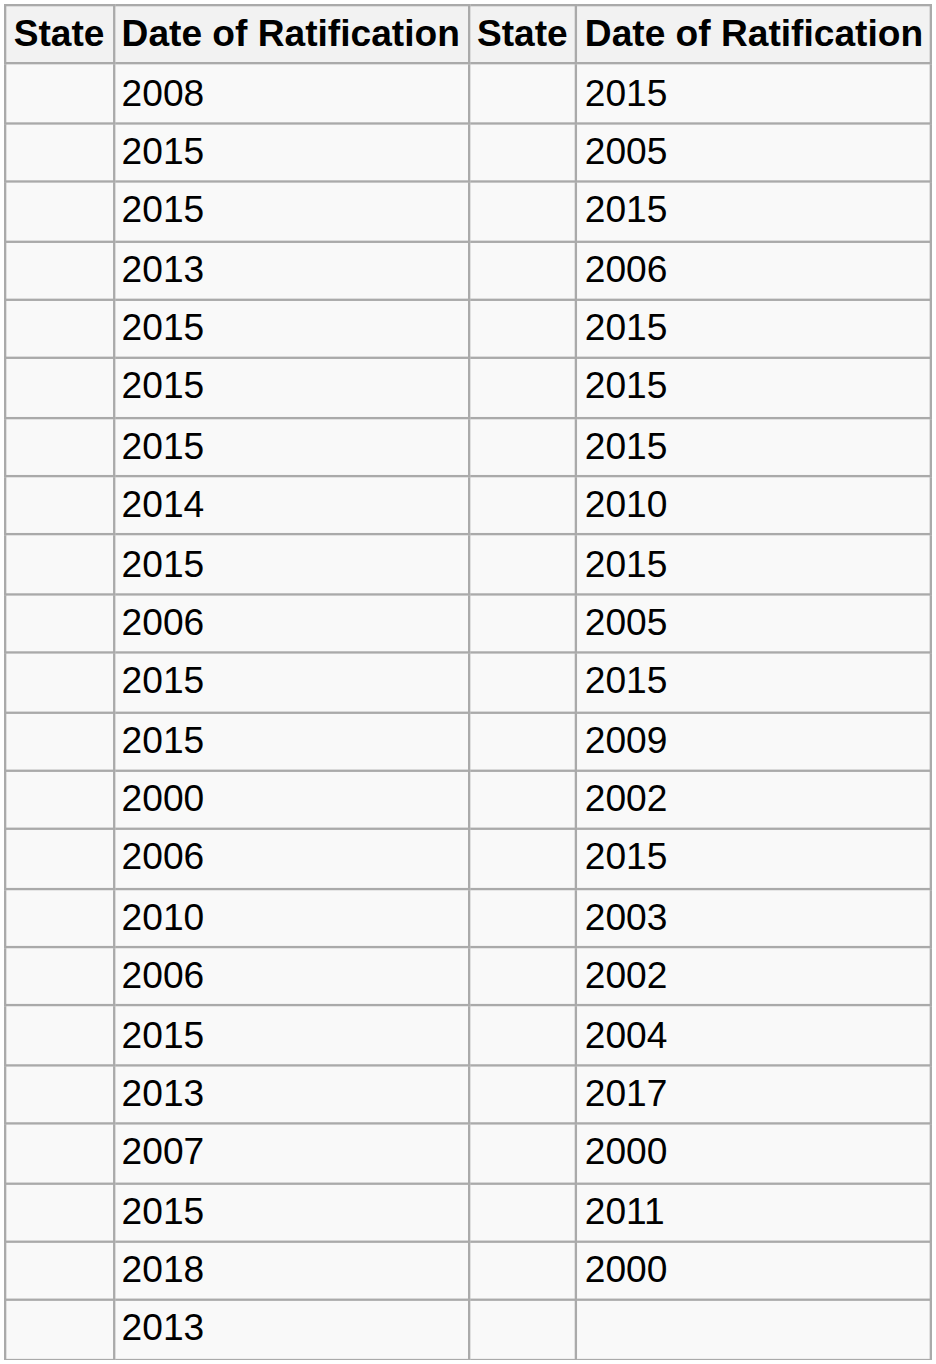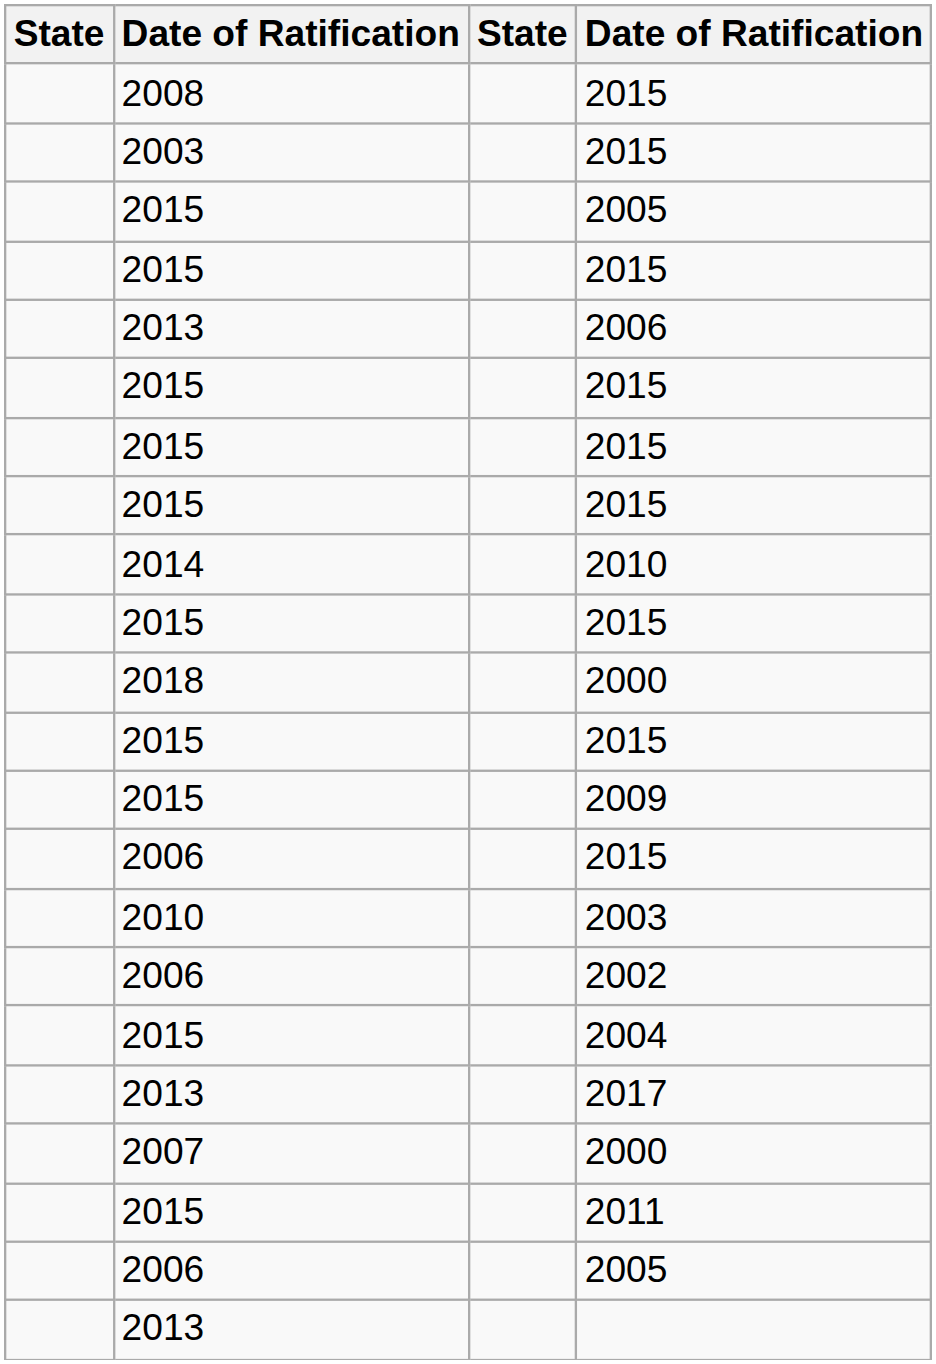+ row: (163, 151)
rows swapped: (163, 1270) <-> (163, 622)
- row: (163, 799)
